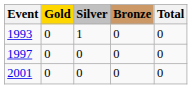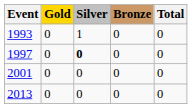(79, 53) normal -> (79, 53) bold
+ row: (20, 93)
